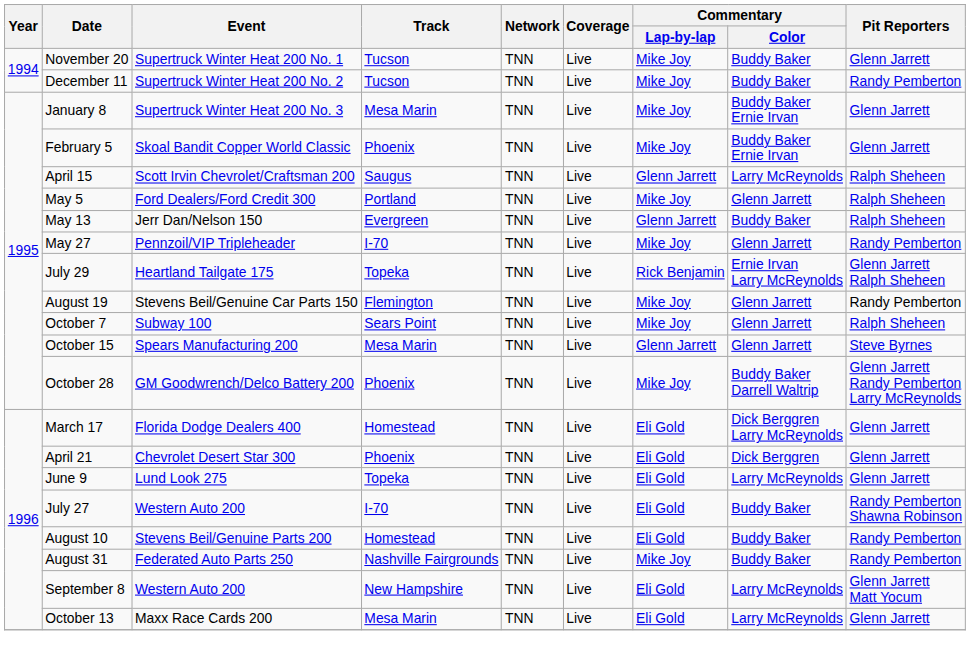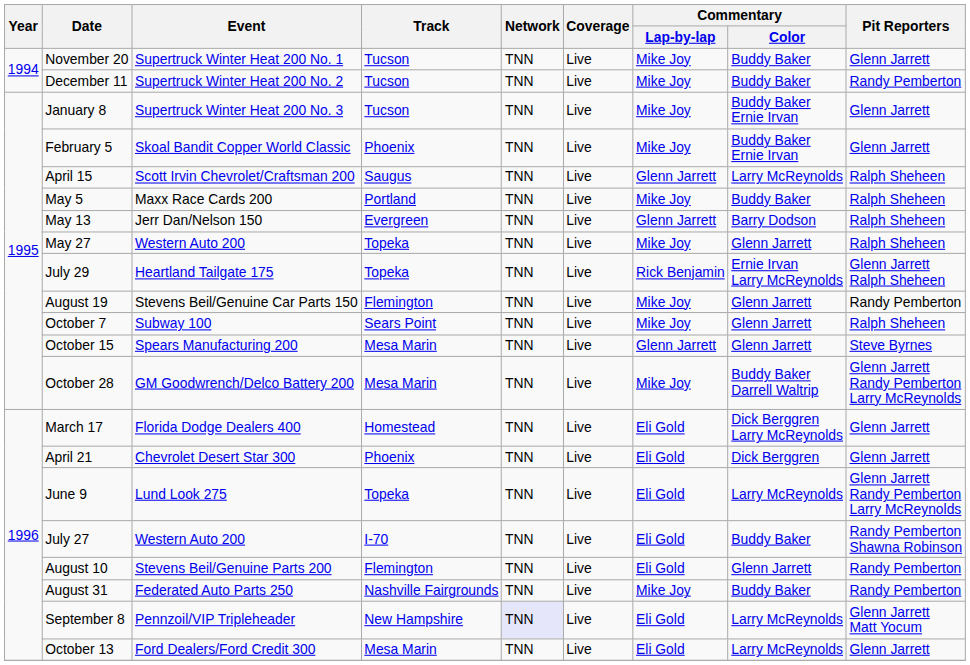(401, 110) Mesa Marin -> (387, 110) Tucson
(225, 199) Ford Dealers/Ford Credit 300 -> (204, 199) Maxx Race Cards 200
(771, 199) Glenn Jarrett -> (771, 199) Buddy Baker
(771, 221) Buddy Baker -> (774, 221) Barry Dodson
(215, 242) Pennzoil/VIP Tripleheader -> (190, 242) Western Auto 200
(376, 242) I-70 -> (387, 242) Topeka
(905, 242) Randy Pemberton -> (897, 242) Ralph Sheheen
(389, 382) Phoenix -> (401, 382) Mesa Marin
(890, 479) Glenn Jarrett -> (905, 494) Glenn Jarrett Randy Pemberton Larry McReynolds
(400, 538) Homestead -> (399, 568) Flemington
(771, 538) Buddy Baker -> (771, 568) Glenn Jarrett
(190, 589) Western Auto 200 -> (215, 620) Pennzoil/VIP Tripleheader
(519, 589) no background -> (519, 620) lavender background
(204, 618) Maxx Race Cards 200 -> (225, 649) Ford Dealers/Ford Credit 300
